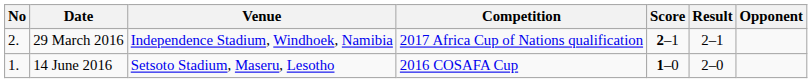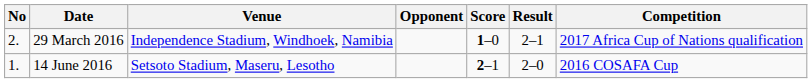columns swapped: (771, 16) <-> (521, 16)
(668, 40) 2–1 -> (488, 40) 1–0
(668, 65) 1–0 -> (488, 65) 2–1
